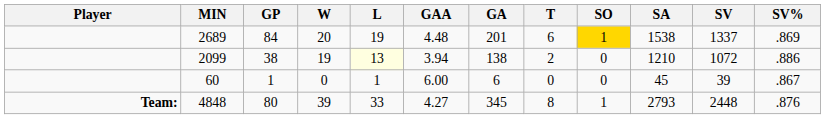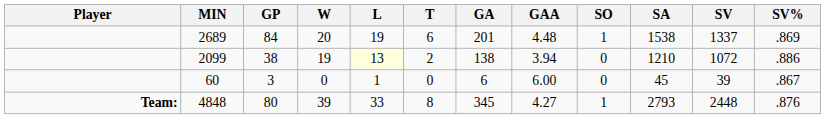columns swapped: (551, 15) <-> (436, 15)
(604, 37) gold background -> (604, 37) no background
(271, 80) 1 -> (271, 80) 3
